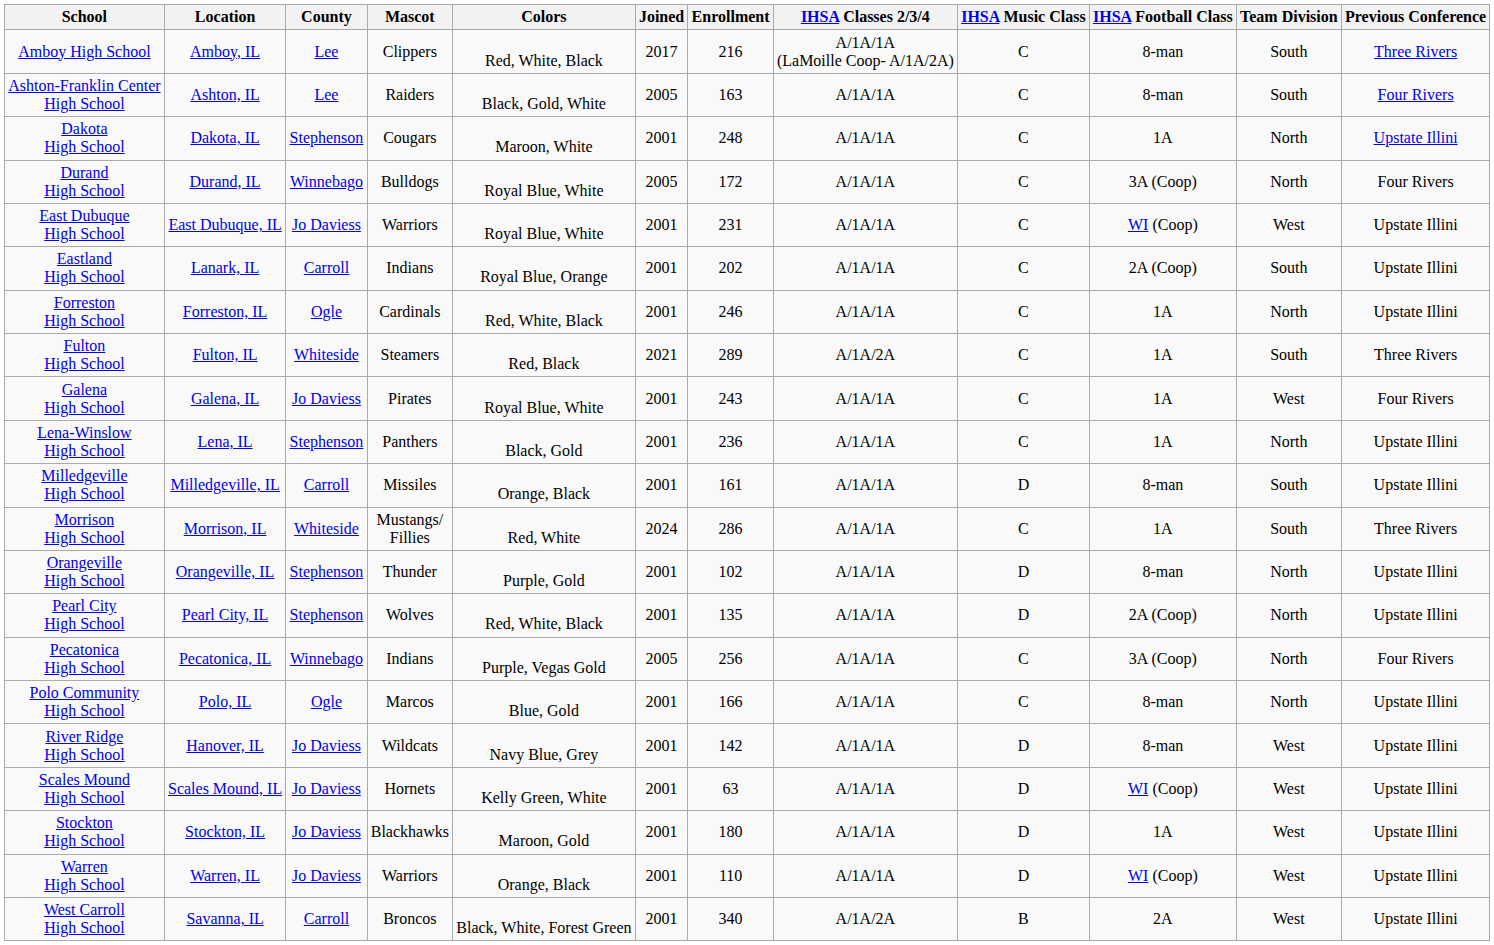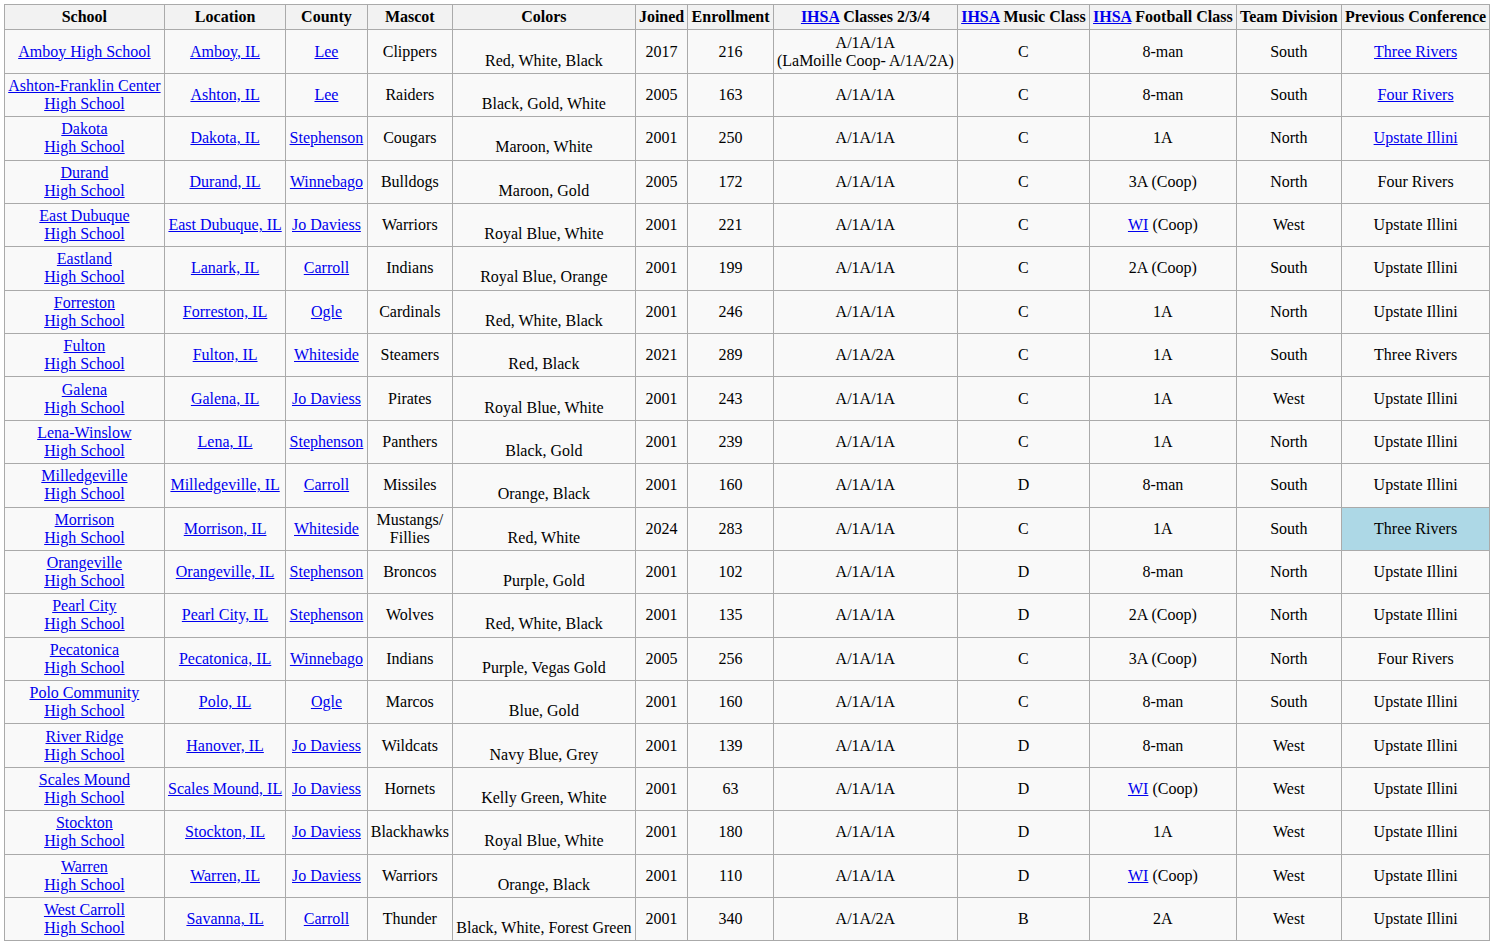(731, 138) 248 -> (731, 138) 250
(544, 190) Royal Blue, White -> (544, 190) Maroon, Gold
(731, 225) 231 -> (731, 225) 221
(731, 268) 202 -> (731, 268) 199
(1416, 398) Four Rivers -> (1416, 398) Upstate Illini
(731, 441) 236 -> (731, 441) 239
(731, 485) 161 -> (731, 485) 160
(731, 528) 286 -> (731, 528) 283
(1416, 528) no background -> (1416, 528) lightblue background
(410, 572) Thunder -> (410, 572) Broncos
(731, 702) 166 -> (731, 702) 160
(1289, 702) North -> (1289, 702) South
(731, 745) 142 -> (731, 745) 139
(544, 841) Maroon, Gold -> (544, 841) Royal Blue, White
(410, 919) Broncos -> (410, 919) Thunder
